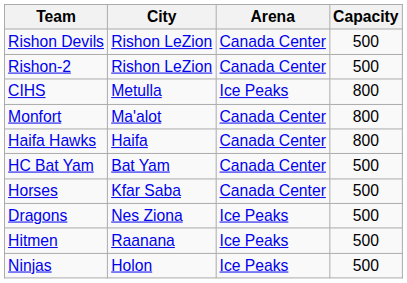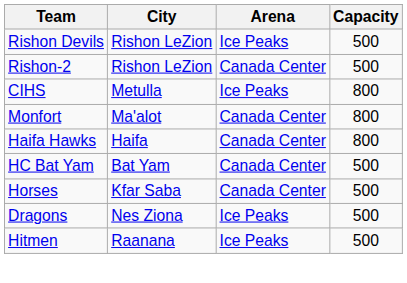(273, 41) Canada Center -> (254, 41) Ice Peaks
- row: (30, 265)
